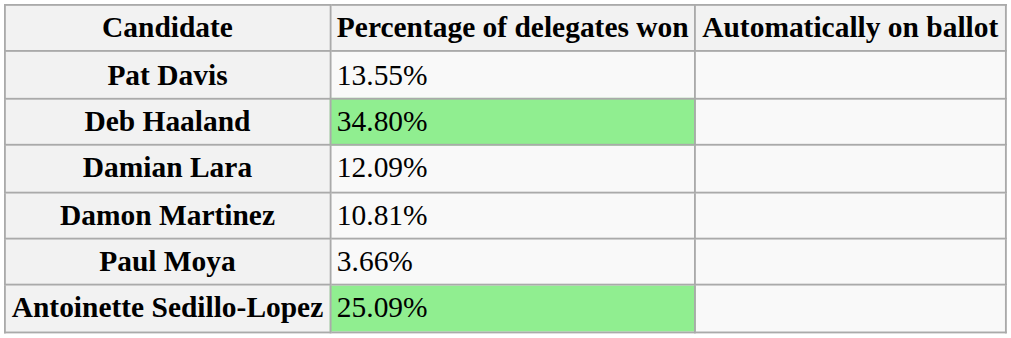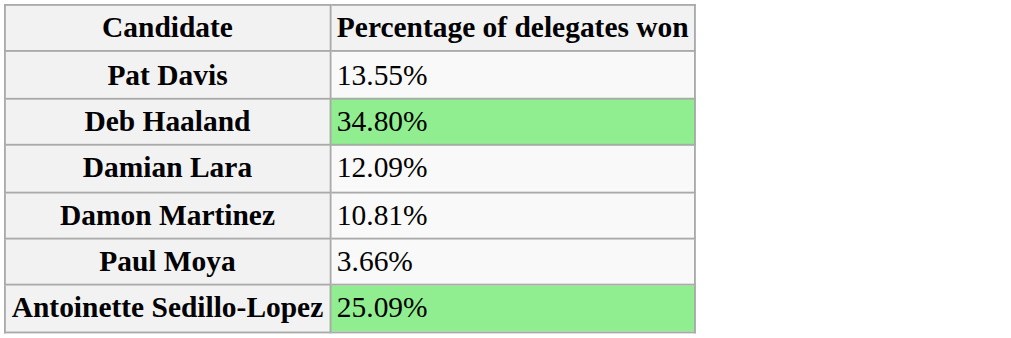- column: (850, 27)
